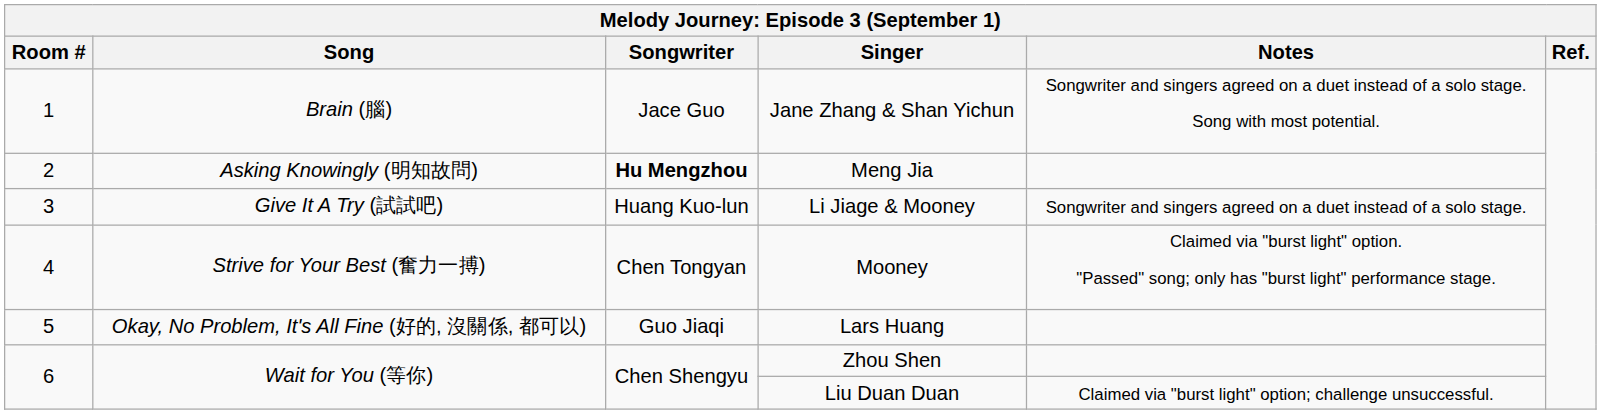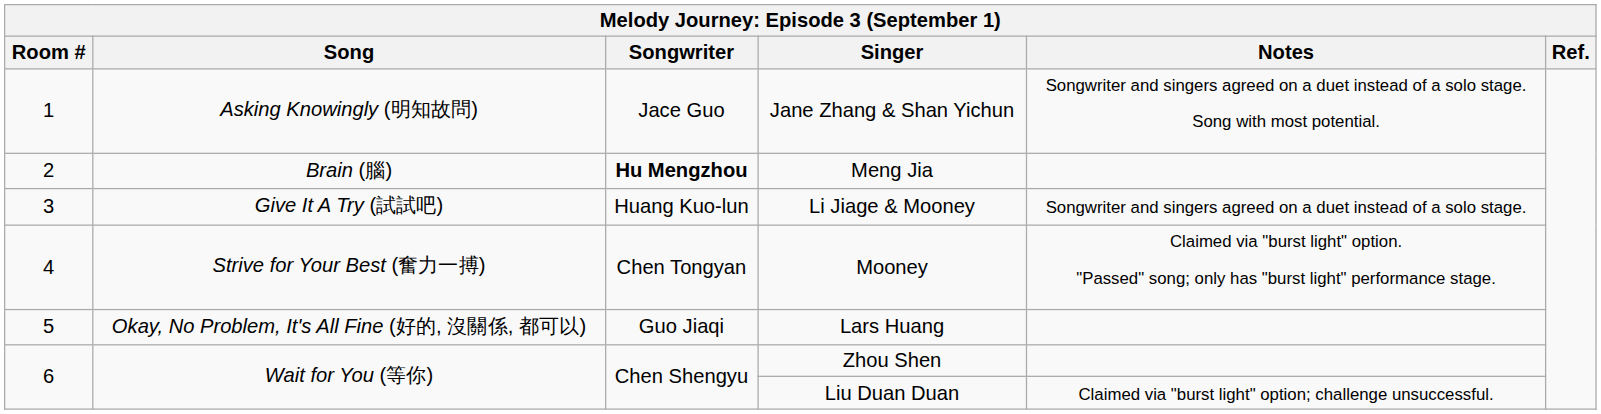(349, 110) Brain (腦) -> (349, 110) Asking Knowingly (明知故問)
(349, 170) Asking Knowingly (明知故問) -> (349, 170) Brain (腦)
